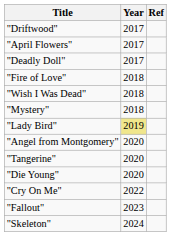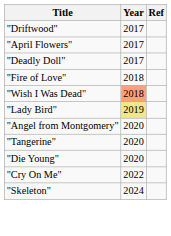(134, 93) no background -> (134, 93) lightsalmon background
- row: (28, 110)
- row: (25, 207)
